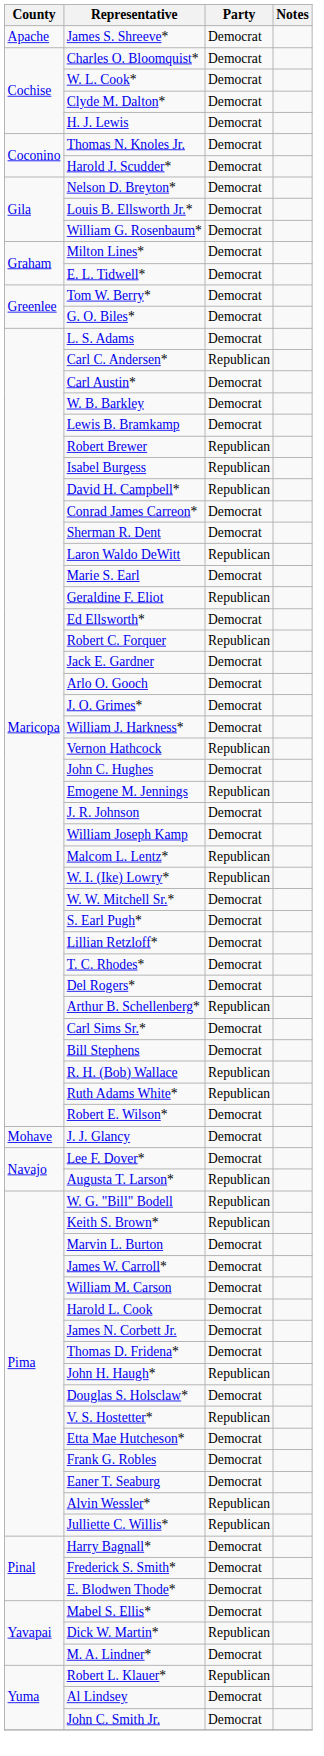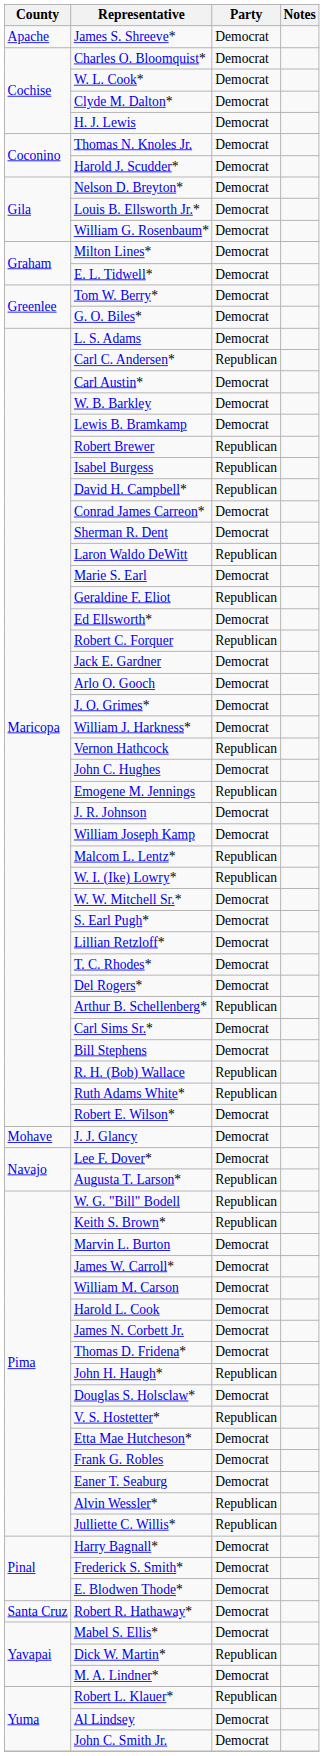+ row: (133, 1611)
